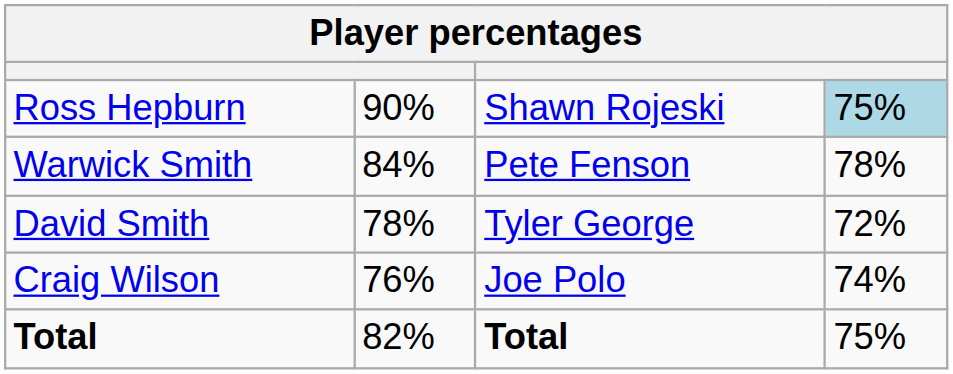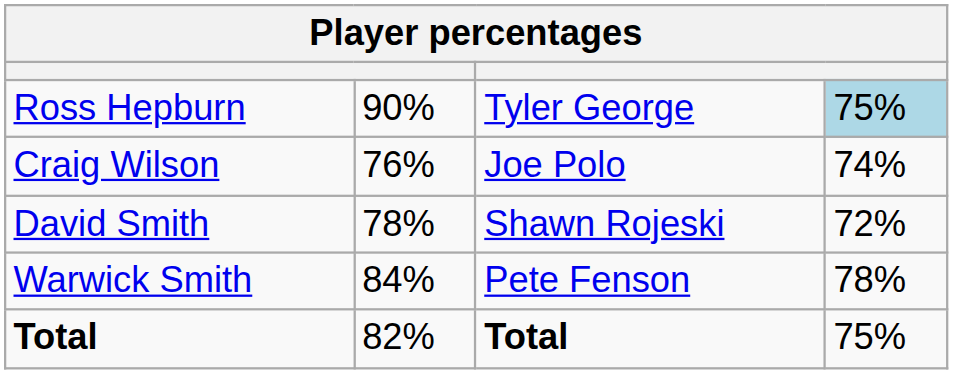(604, 107) Shawn Rojeski -> (589, 107) Tyler George
rows swapped: (116, 280) <-> (133, 165)
(589, 222) Tyler George -> (604, 222) Shawn Rojeski
